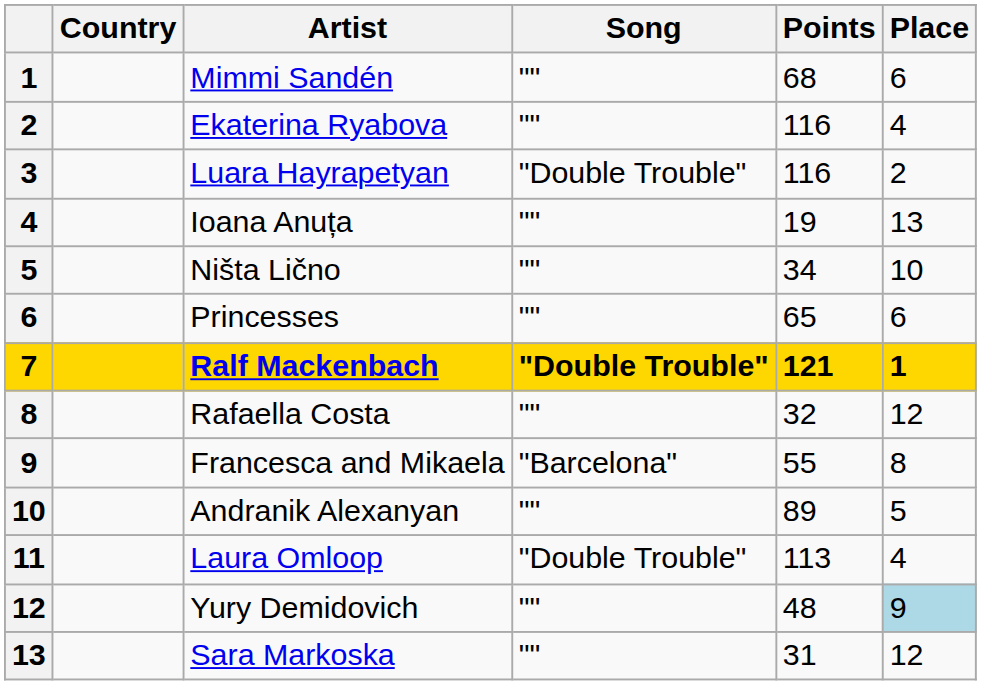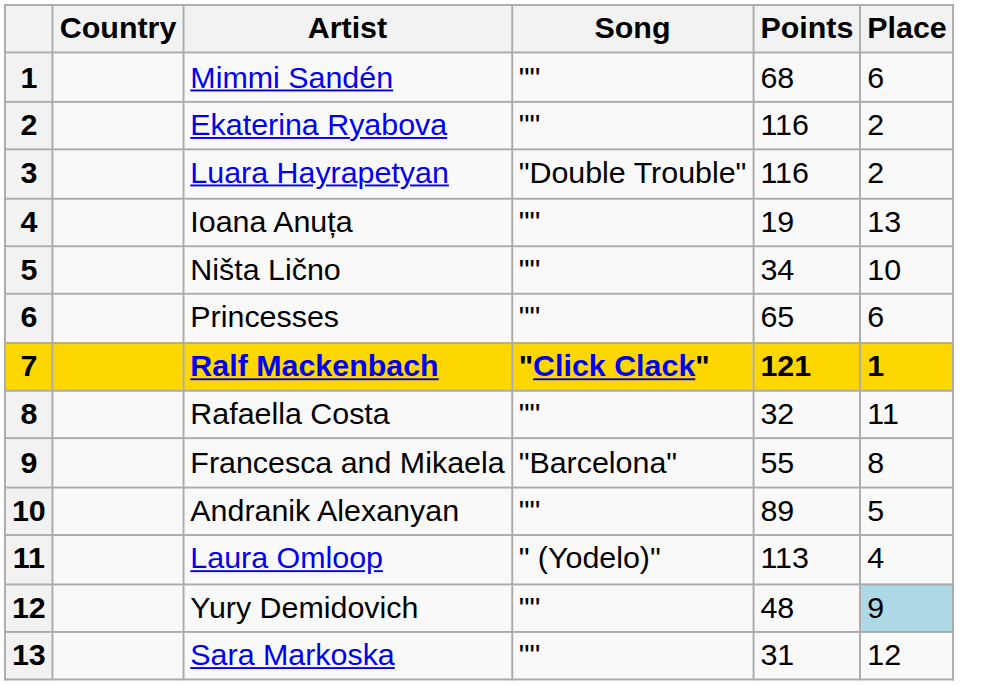(898, 125) 4 -> (876, 125) 2
(644, 366) "Double Trouble" -> (614, 366) "Click Clack"
(907, 414) 12 -> (883, 414) 11
(633, 558) "Double Trouble" -> (590, 558) " (Yodelo)"
